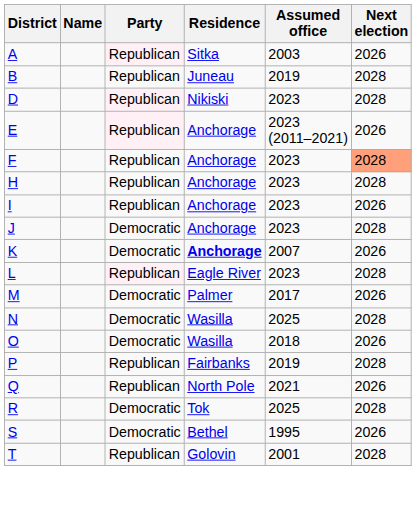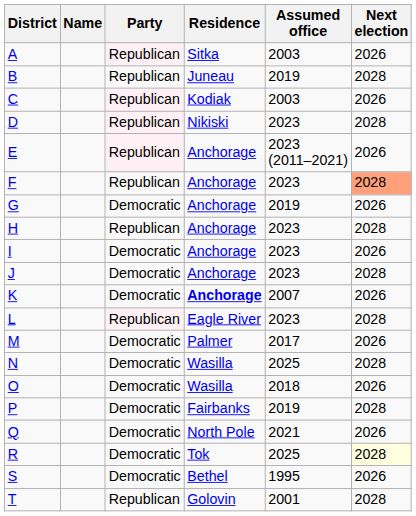+ row: (13, 99)
+ row: (13, 205)
(144, 205) Republican -> (145, 251) Democratic
(144, 364) Republican -> (145, 409) Democratic
(144, 386) Republican -> (145, 431) Democratic
(370, 409) no background -> (370, 454) lightyellow background
